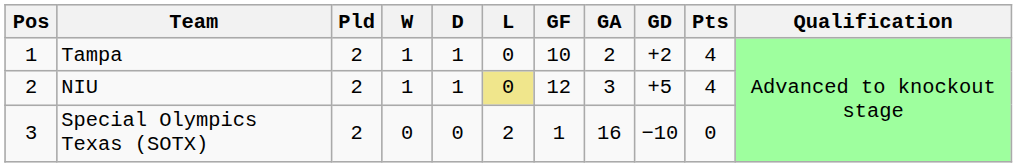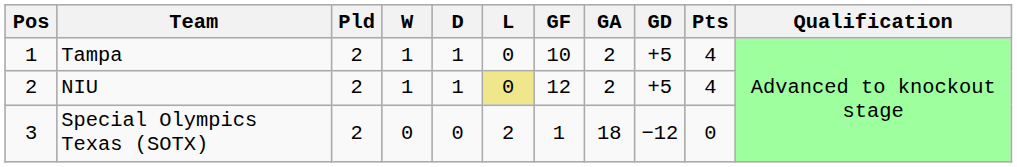(660, 55) +2 -> (660, 55) +5
(609, 88) 3 -> (609, 88) 2
(609, 133) 16 -> (609, 133) 18
(660, 133) −10 -> (660, 133) −12
